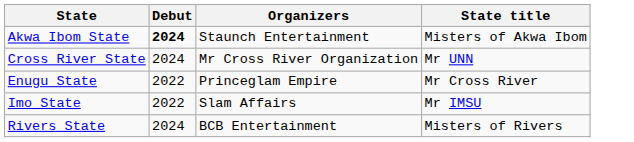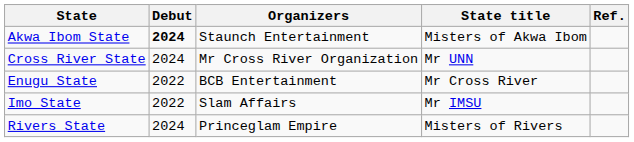+ column: (610, 16)
(268, 82) Princeglam Empire -> (268, 82) BCB Entertainment
(268, 126) BCB Entertainment -> (268, 126) Princeglam Empire
